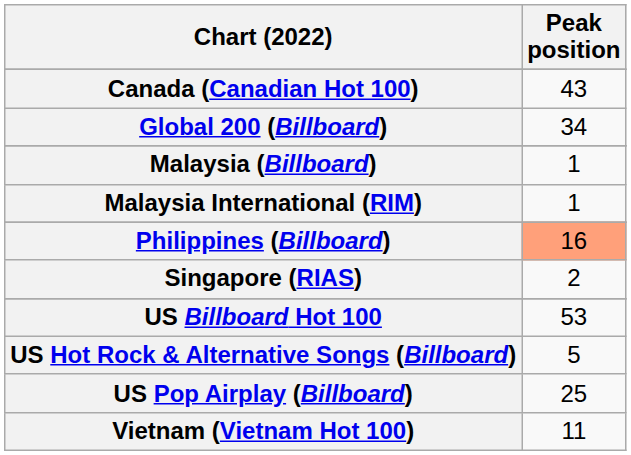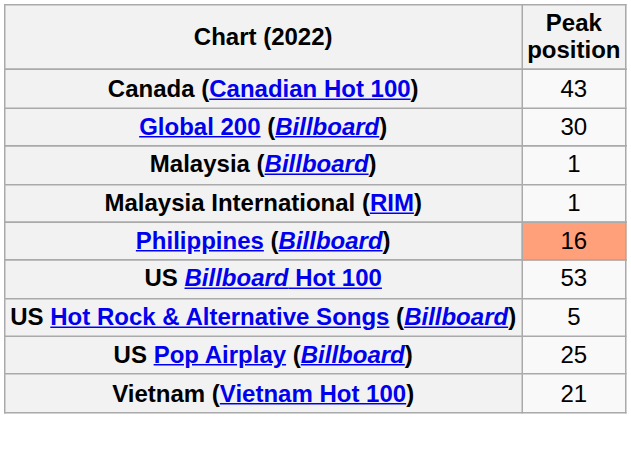(574, 126) 34 -> (574, 126) 30
- row: (263, 278)
(574, 431) 11 -> (574, 393) 21
